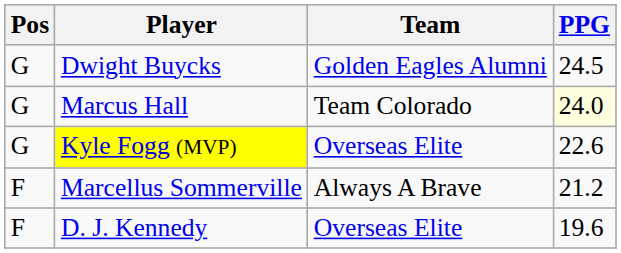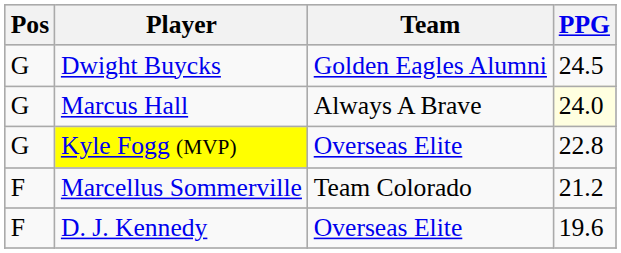(393, 106) Team Colorado -> (398, 106) Always A Brave
(581, 146) 22.6 -> (581, 146) 22.8
(398, 187) Always A Brave -> (393, 187) Team Colorado
